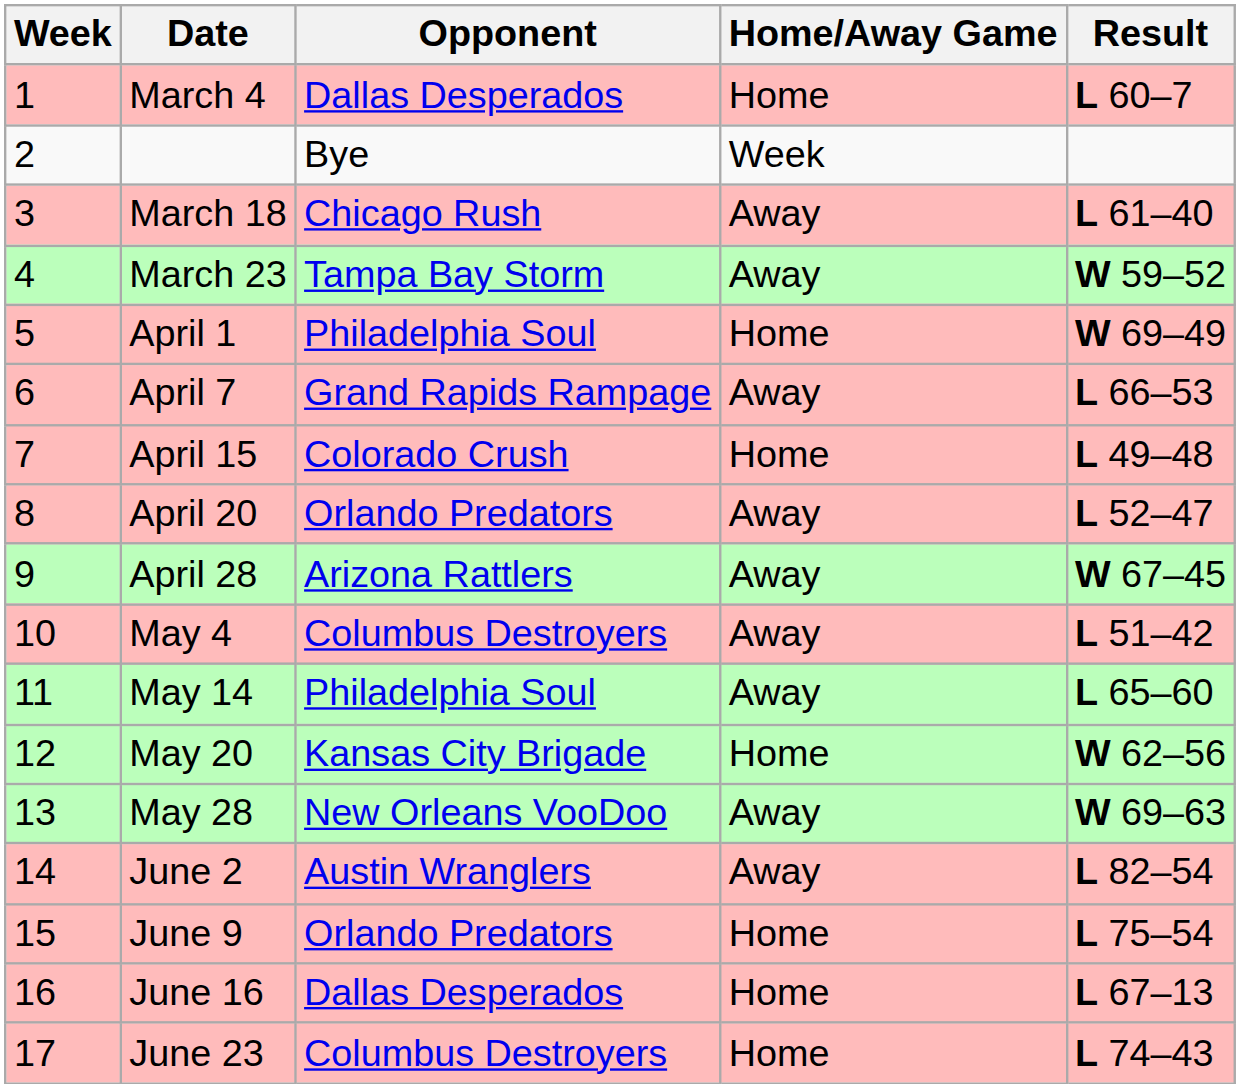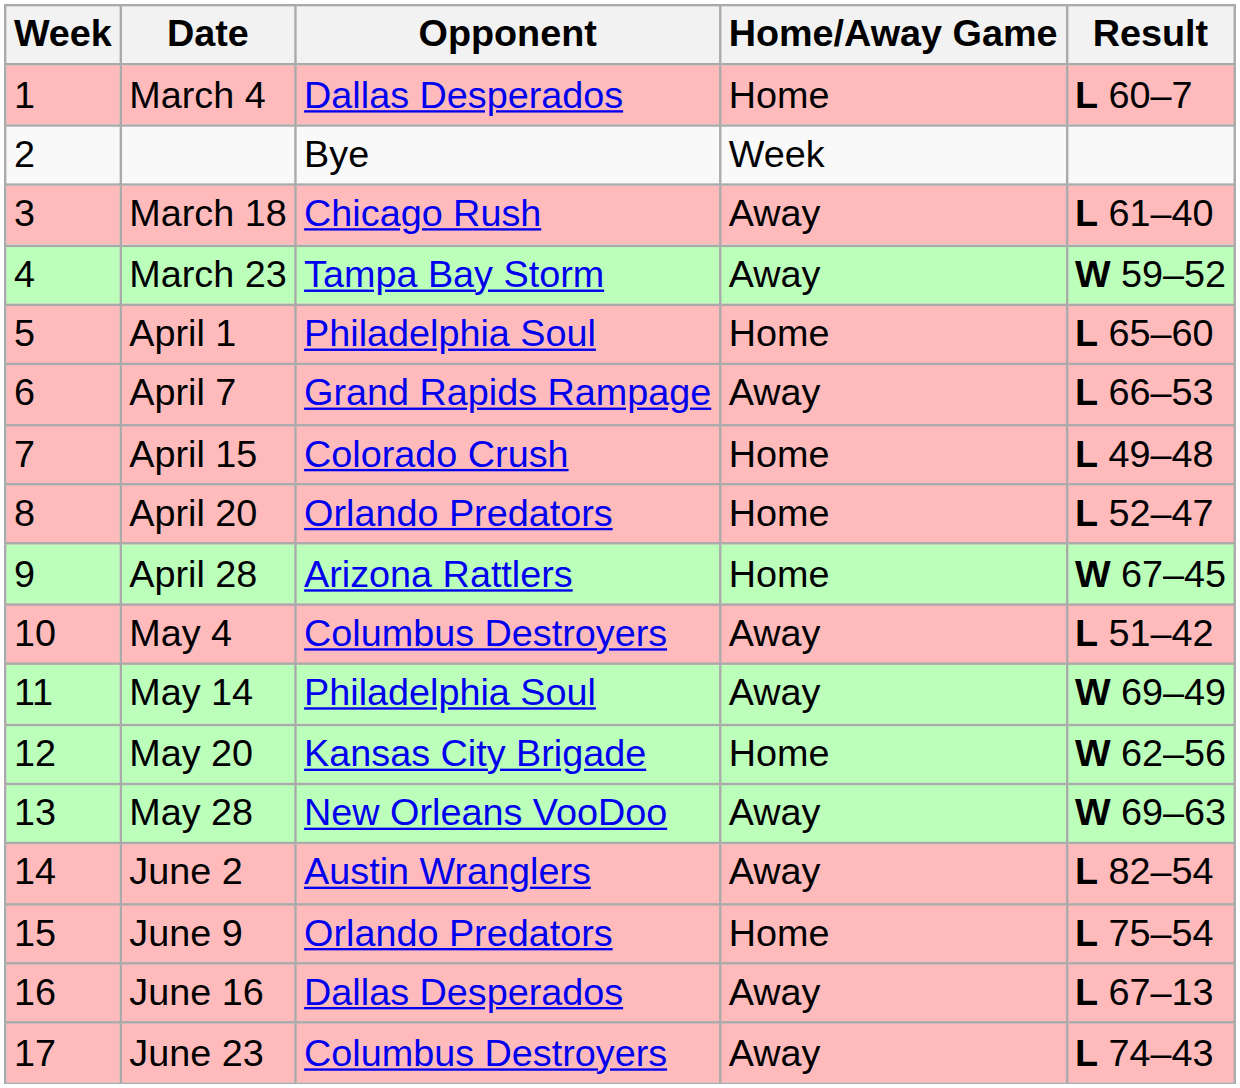(1150, 333) W 69–49 -> (1144, 333) L 65–60
(775, 513) Away -> (779, 513) Home
(775, 573) Away -> (779, 573) Home
(1144, 693) L 65–60 -> (1150, 693) W 69–49
(779, 992) Home -> (775, 992) Away
(779, 1052) Home -> (775, 1052) Away
